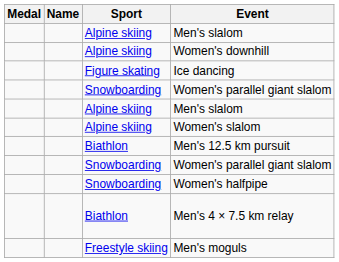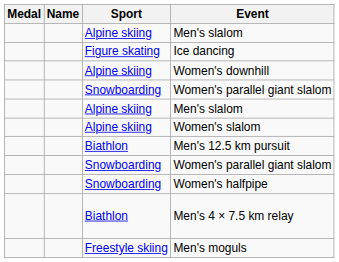rows swapped: (118, 52) <-> (122, 71)
